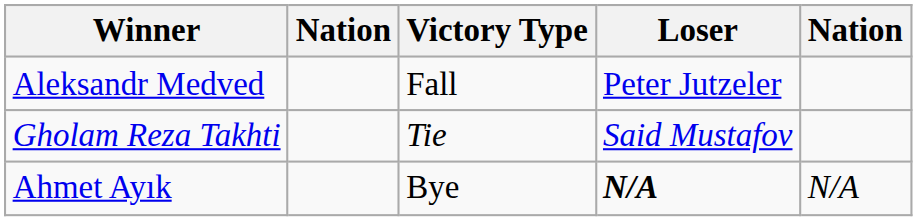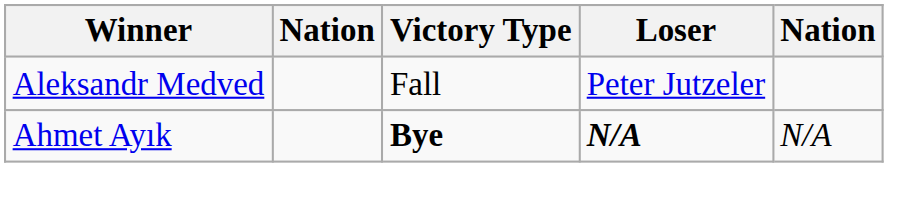- row: (147, 135)
(433, 187) normal -> (417, 135) bold
